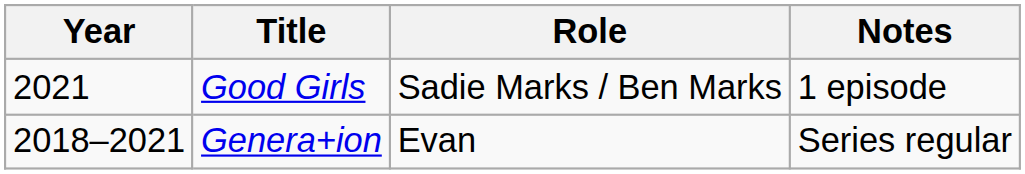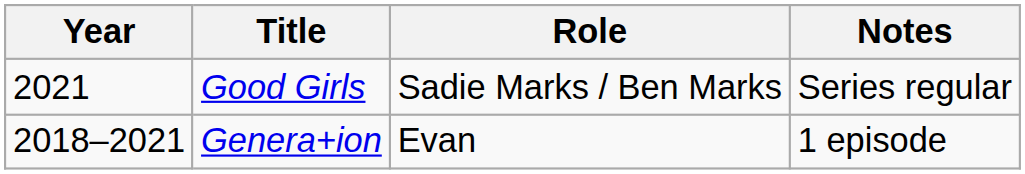(872, 86) 1 episode -> (905, 86) Series regular
(905, 140) Series regular -> (872, 140) 1 episode
